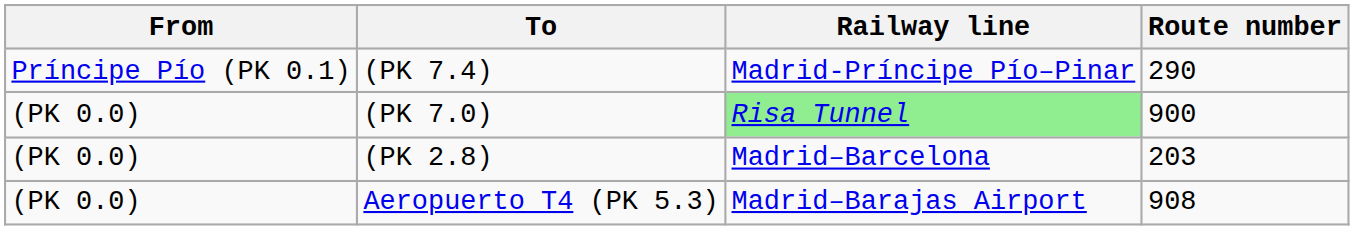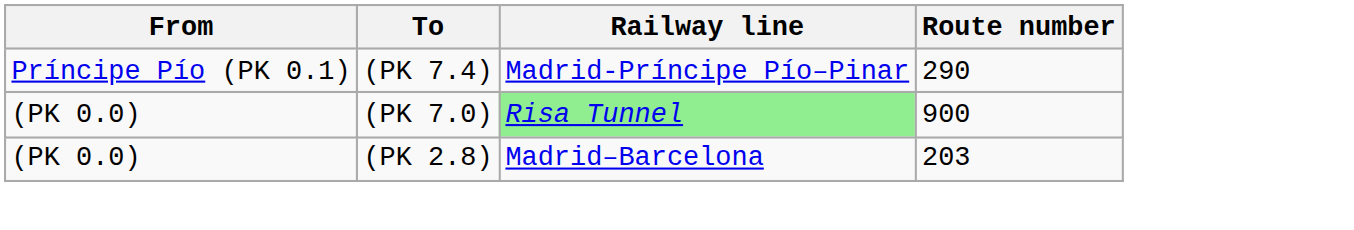- row: (541, 202)
